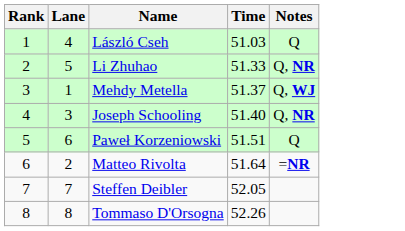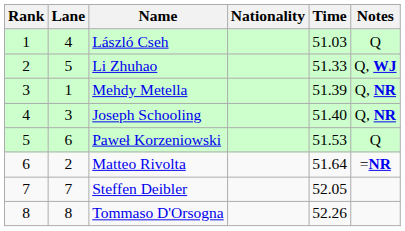+ column: (268, 16)
(294, 66) Q, NR -> (375, 66) Q, WJ
(248, 90) 51.37 -> (330, 90) 51.39
(294, 90) Q, WJ -> (375, 90) Q, NR
(248, 139) 51.51 -> (330, 139) 51.53
